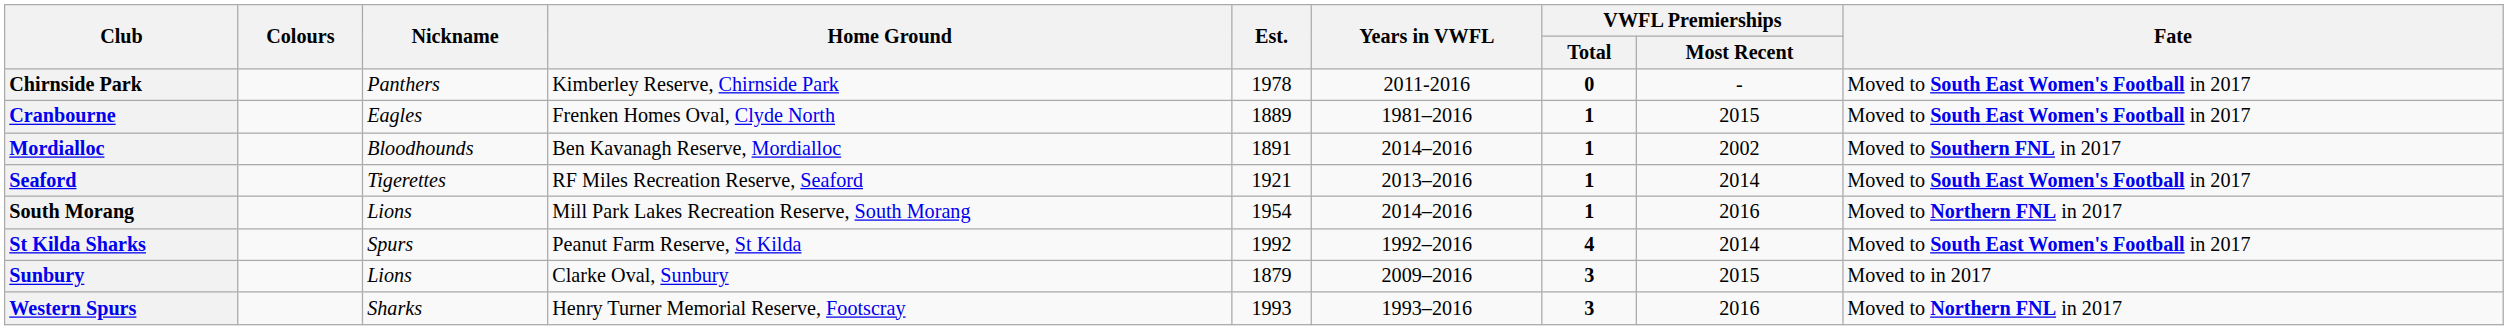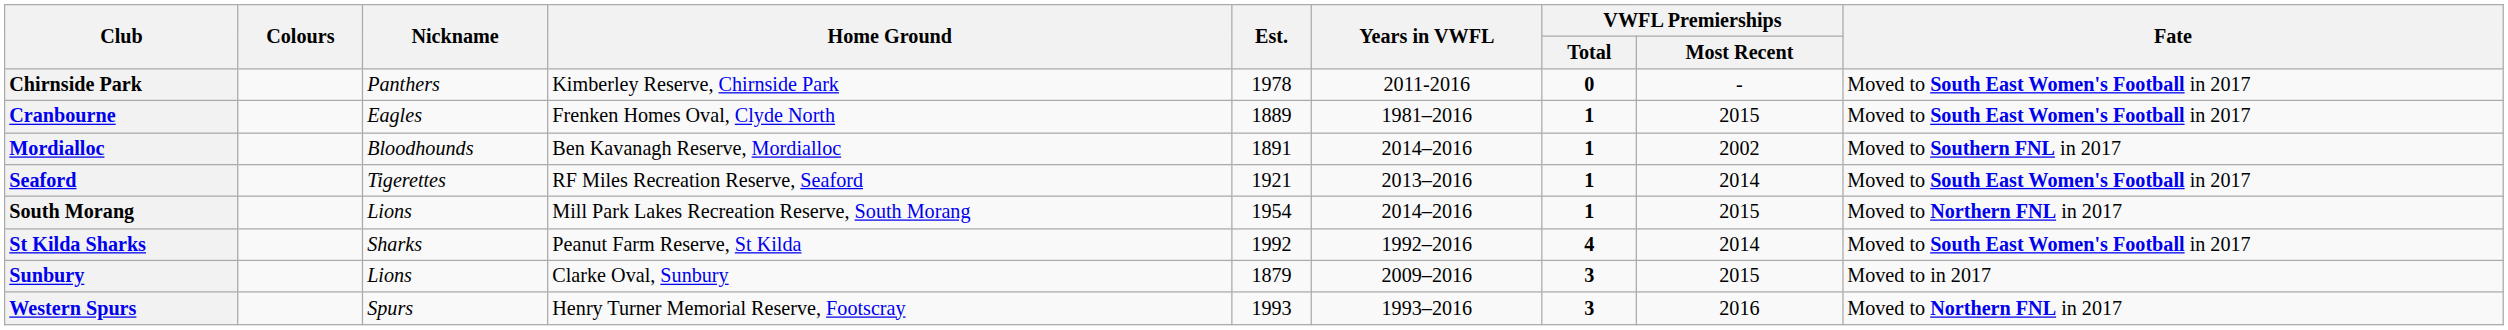(1739, 212) 2016 -> (1739, 212) 2015
(390, 244) Spurs -> (395, 244) Sharks
(395, 308) Sharks -> (390, 308) Spurs
